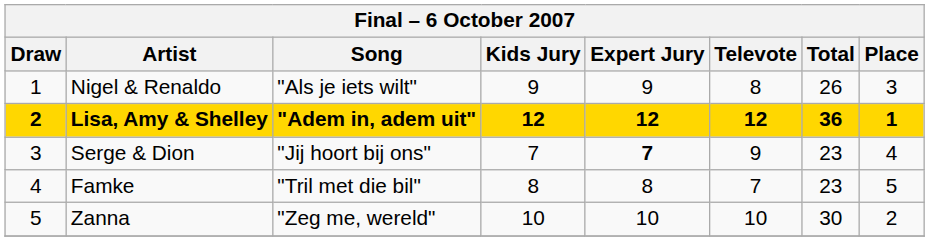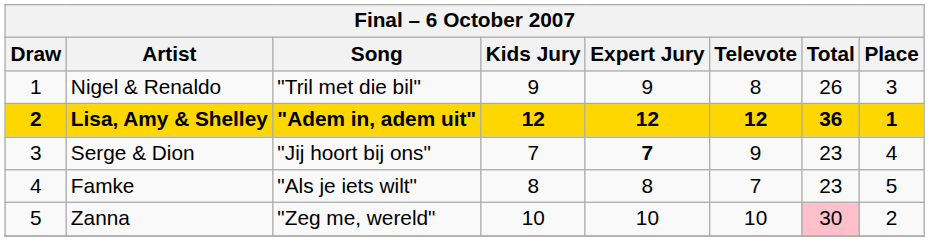(347, 86) "Als je iets wilt" -> (349, 86) "Tril met die bil"
(349, 185) "Tril met die bil" -> (347, 185) "Als je iets wilt"
(831, 218) no background -> (831, 218) pink background
